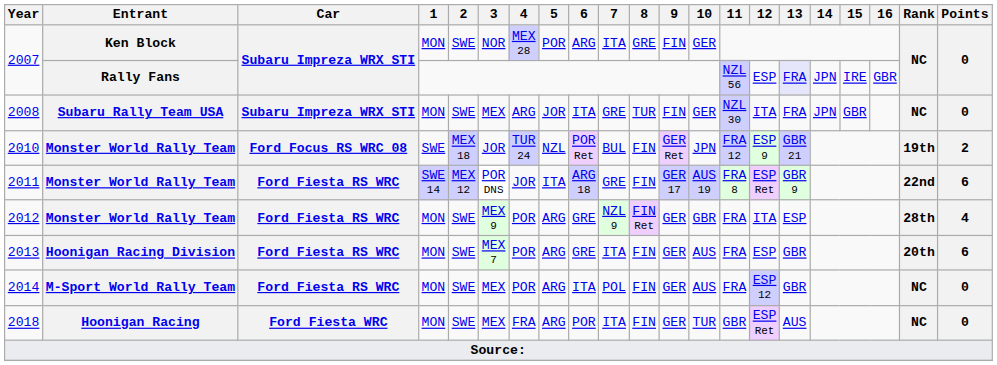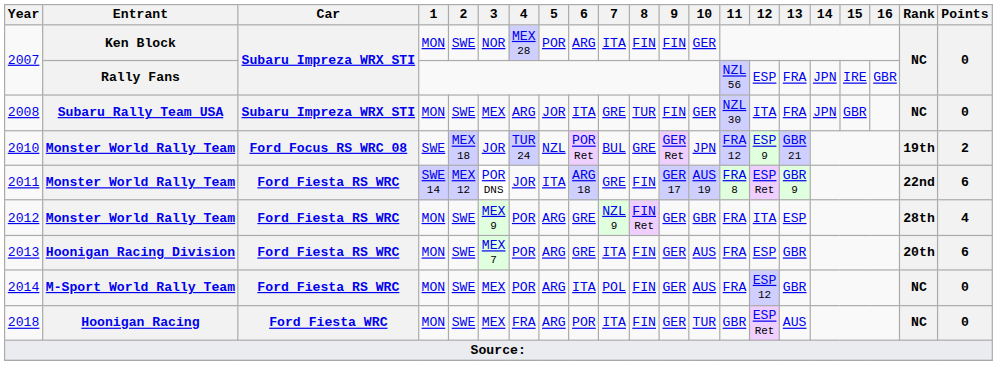(644, 43) GRE -> (644, 43) FIN
(795, 78) lavender background -> (795, 78) no background
(644, 148) FIN -> (644, 148) GRE
